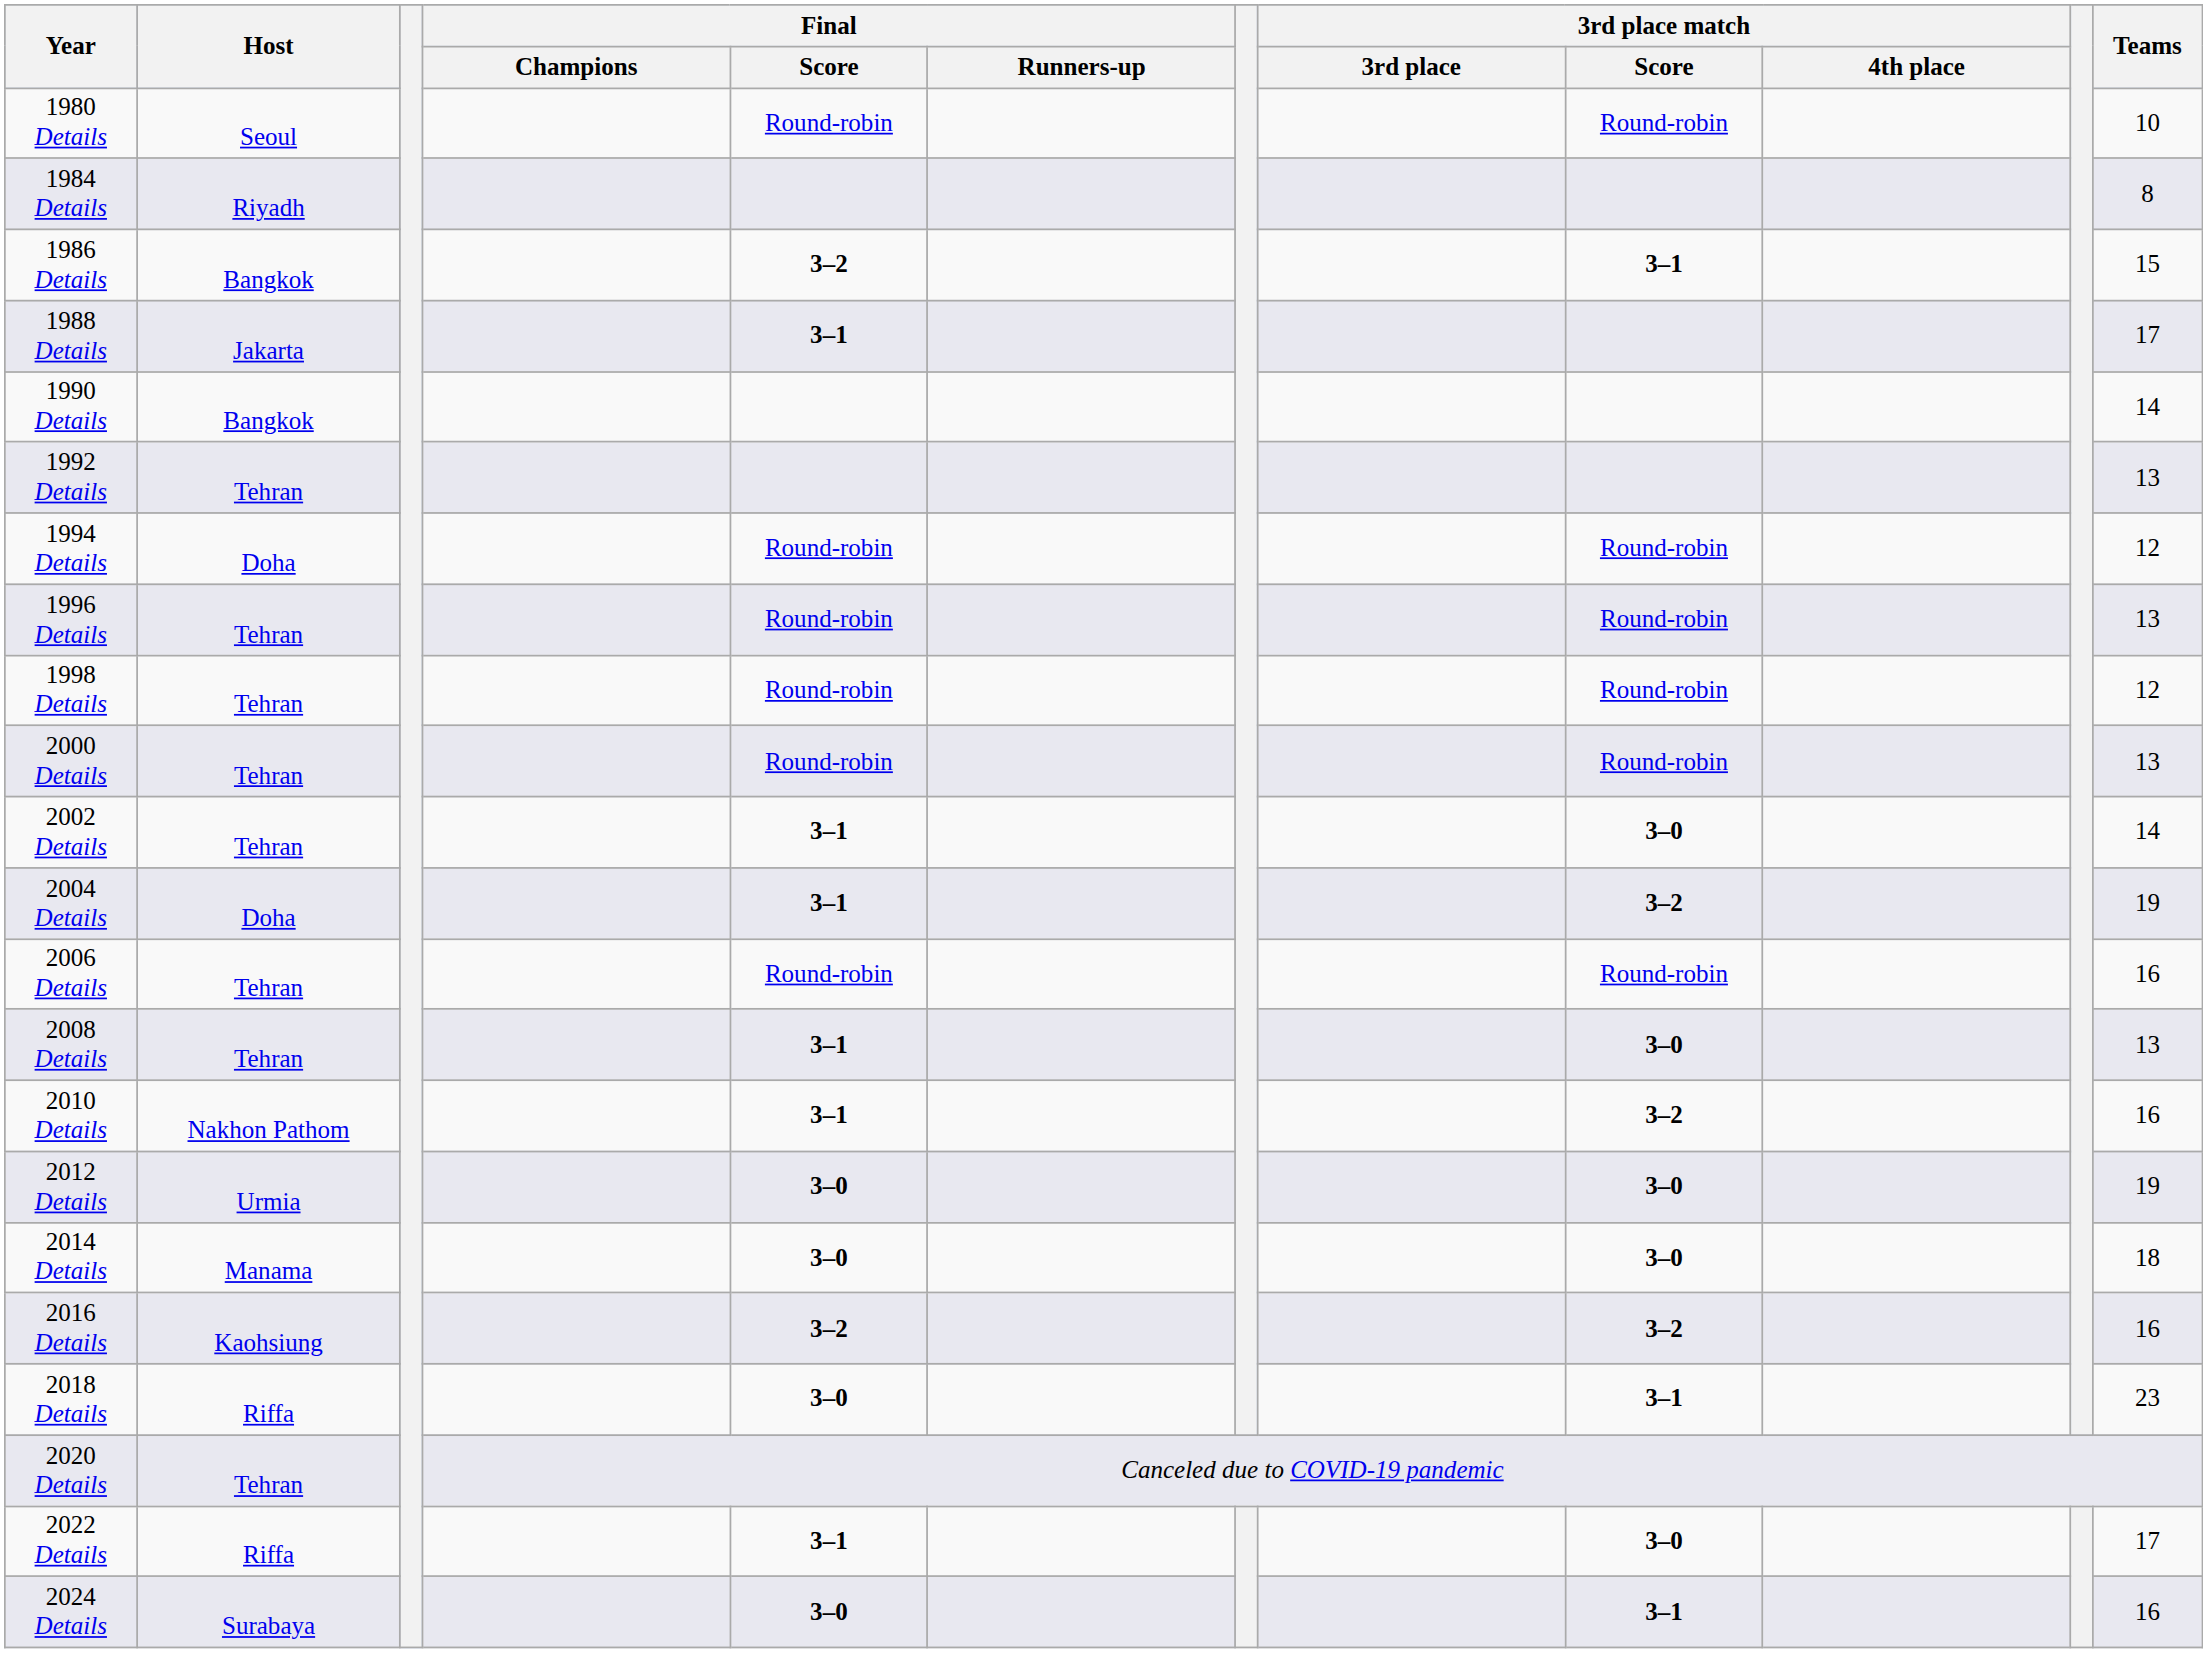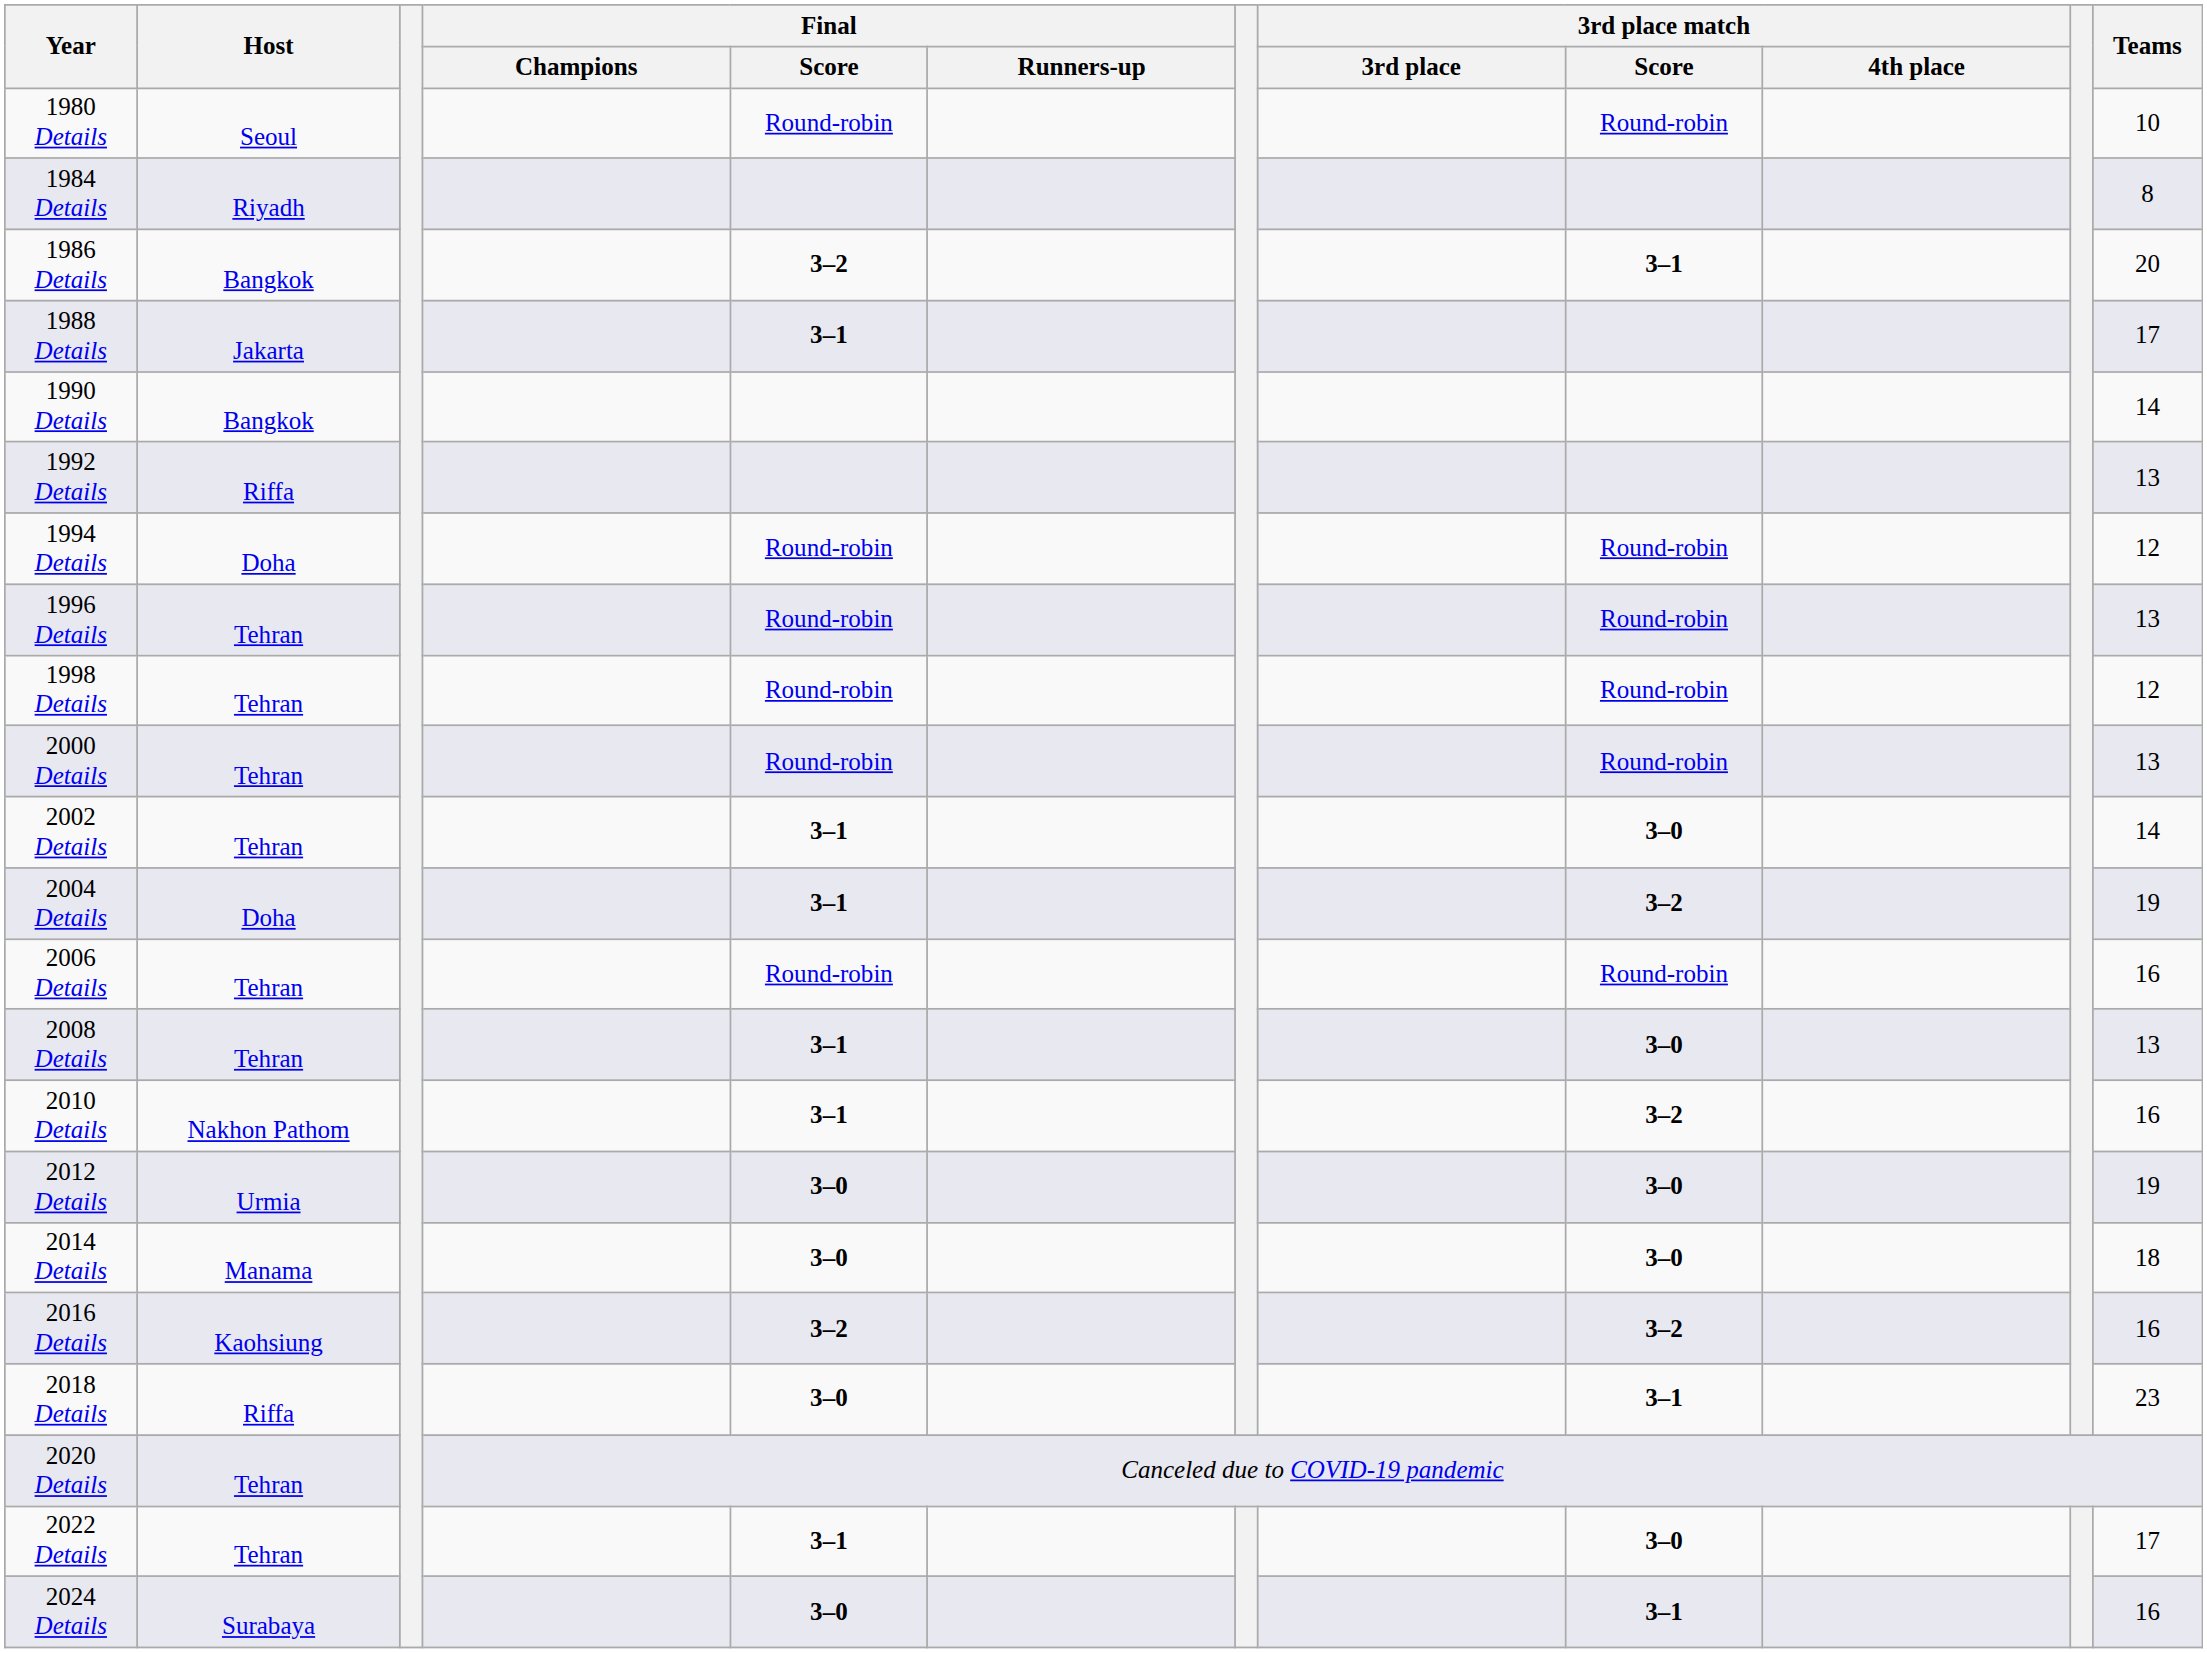(2147, 264) 15 -> (2147, 264) 20
(269, 492) Tehran -> (269, 492) Riffa
(269, 1555) Riffa -> (269, 1555) Tehran
